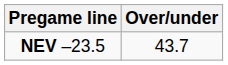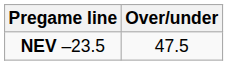(172, 45) 43.7 -> (172, 45) 47.5
